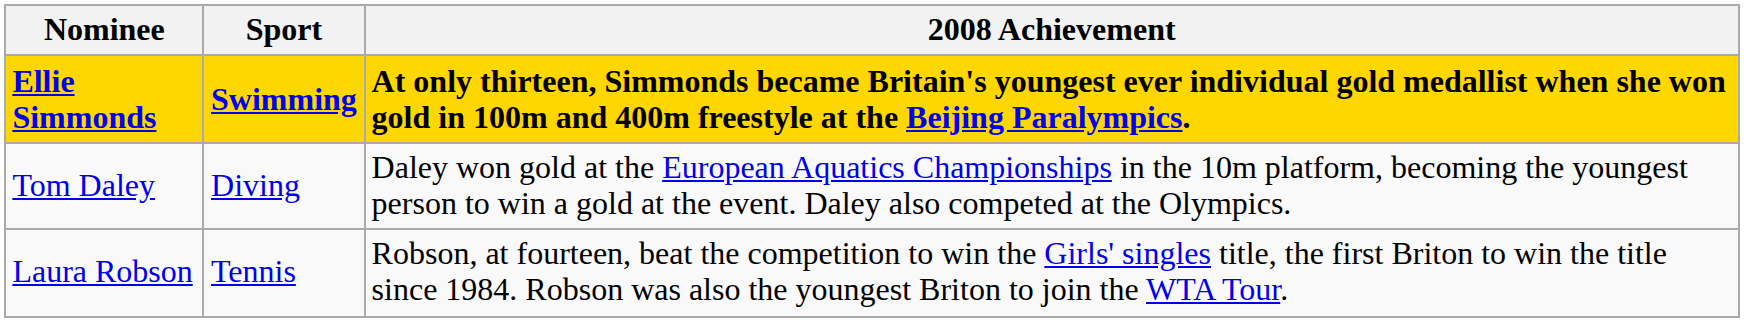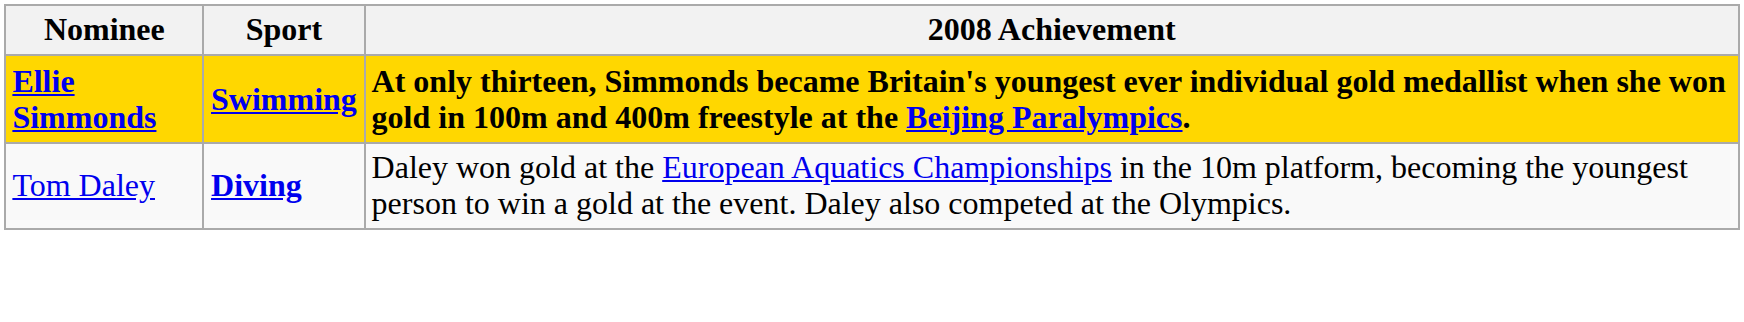(255, 185) normal -> (256, 185) bold
- row: (103, 272)
